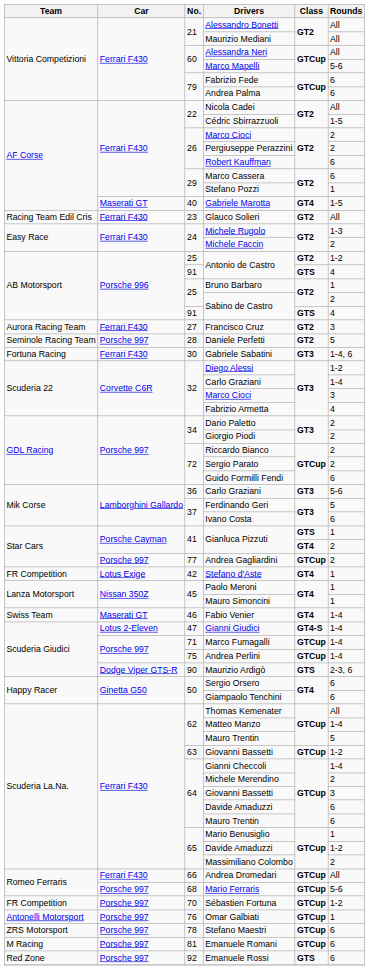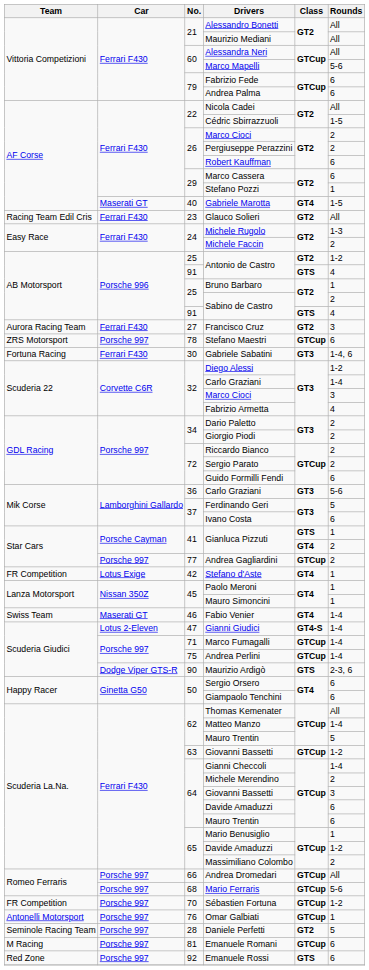rows swapped: (192, 340) <-> (192, 930)
(124, 875) Ferrari F430 -> (124, 875) Porsche 997
